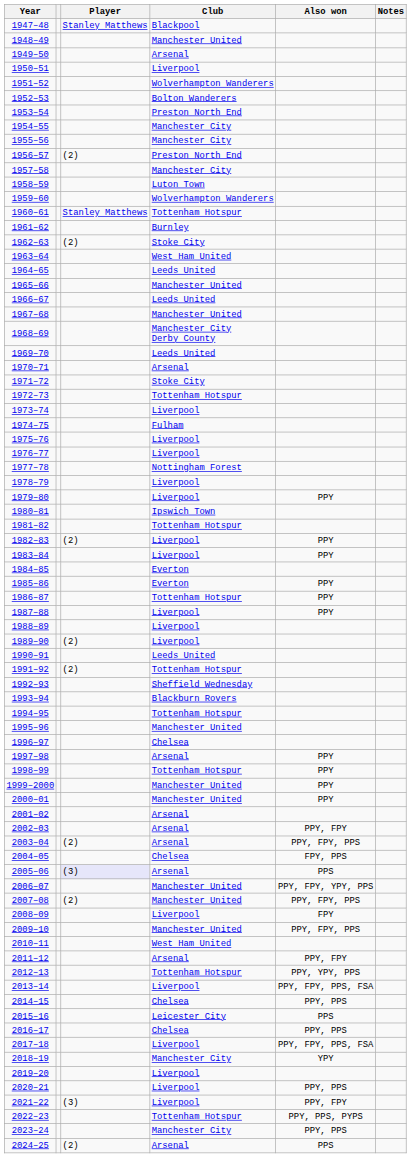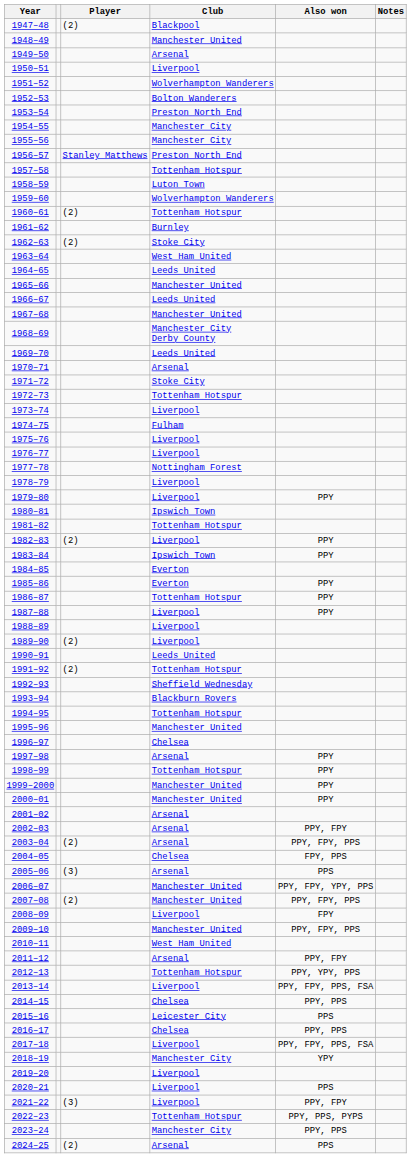(105, 26) Stanley Matthews -> (71, 26) (2)
(71, 156) (2) -> (105, 156) Stanley Matthews
(191, 170) Manchester City -> (197, 170) Tottenham Hotspur
(105, 213) Stanley Matthews -> (71, 213) (2)
(176, 555) Liverpool -> (184, 555) Ipswich Town
(71, 872) lavender background -> (71, 872) no background
(326, 1088) PPY, PPS -> (326, 1088) PPS
